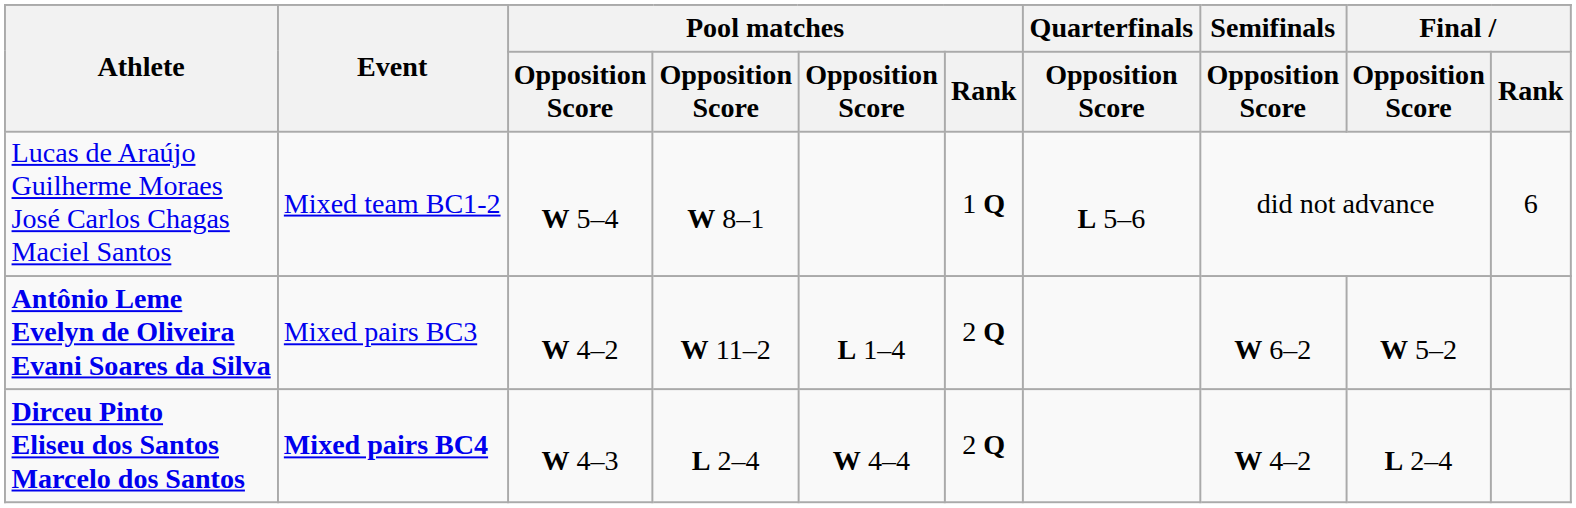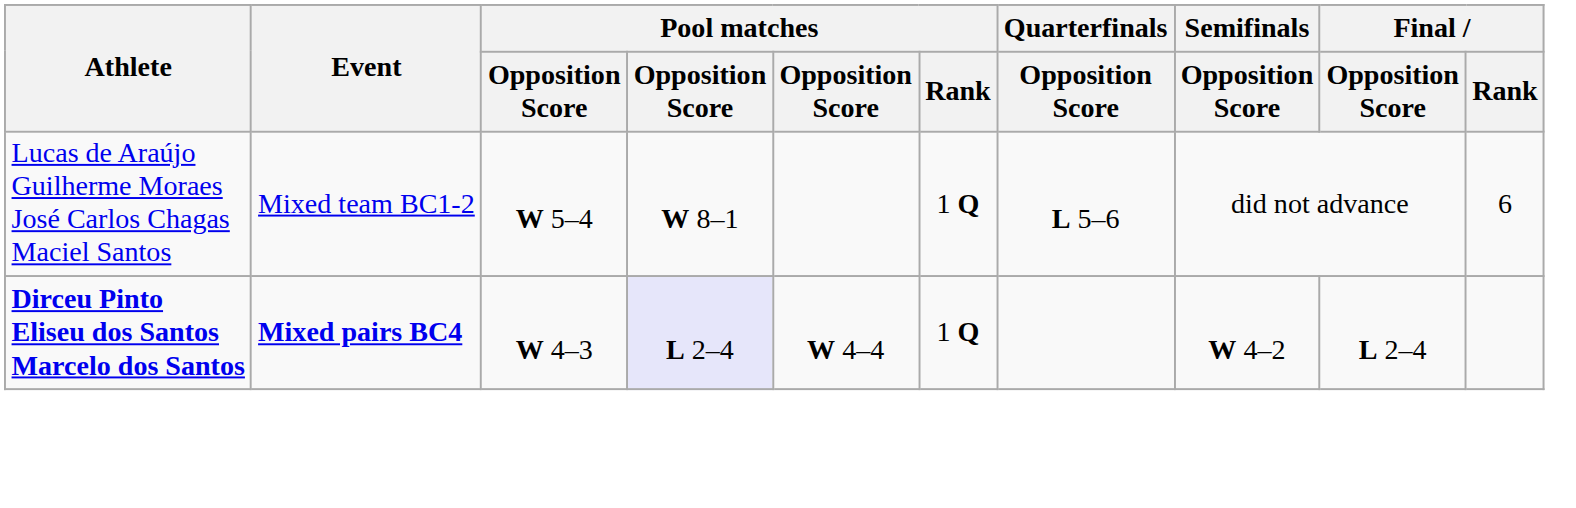- row: (141, 332)
(726, 461) no background -> (700, 349) lavender background
(984, 445) 2 Q -> (958, 332) 1 Q
